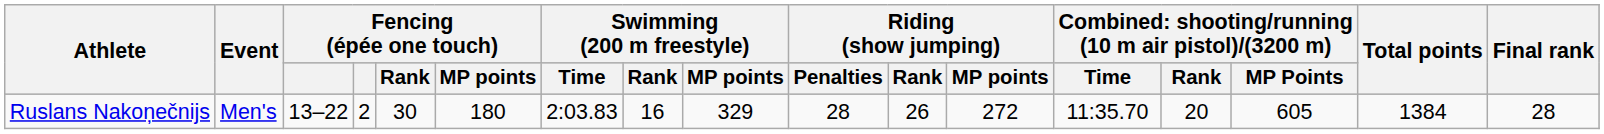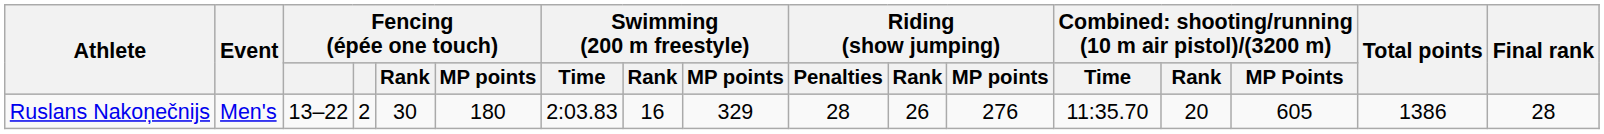(1000, 112) 272 -> (1000, 112) 276
(1423, 112) 1384 -> (1423, 112) 1386
